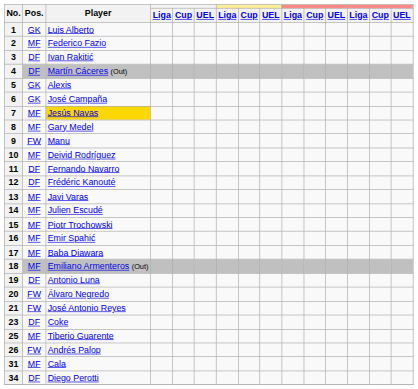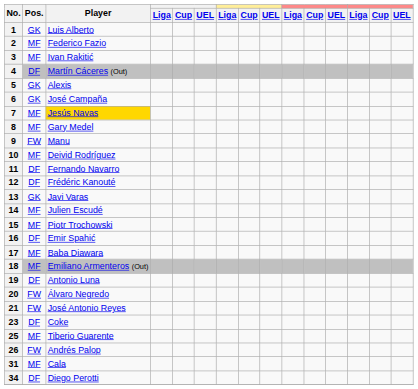(34, 57) DF -> (34, 57) MF
(34, 196) MF -> (34, 196) GK
(34, 238) MF -> (34, 238) DF
